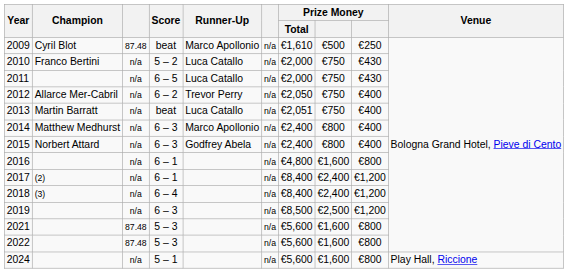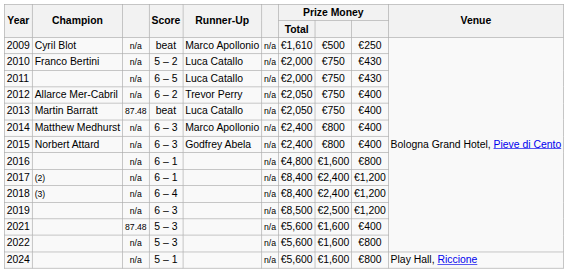(136, 46) 87.48 -> (136, 46) n/a
(136, 112) n/a -> (136, 112) 87.48
(297, 111) €2,051 -> (297, 111) €2,050
(370, 227) €800 -> (370, 227) €400
(136, 244) 87.48 -> (136, 244) n/a
